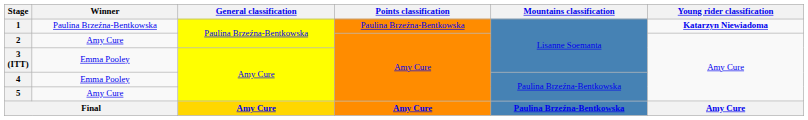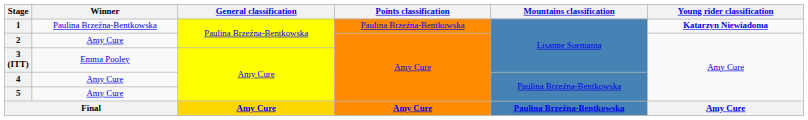(105, 79) Emma Pooley -> (105, 79) Amy Cure
